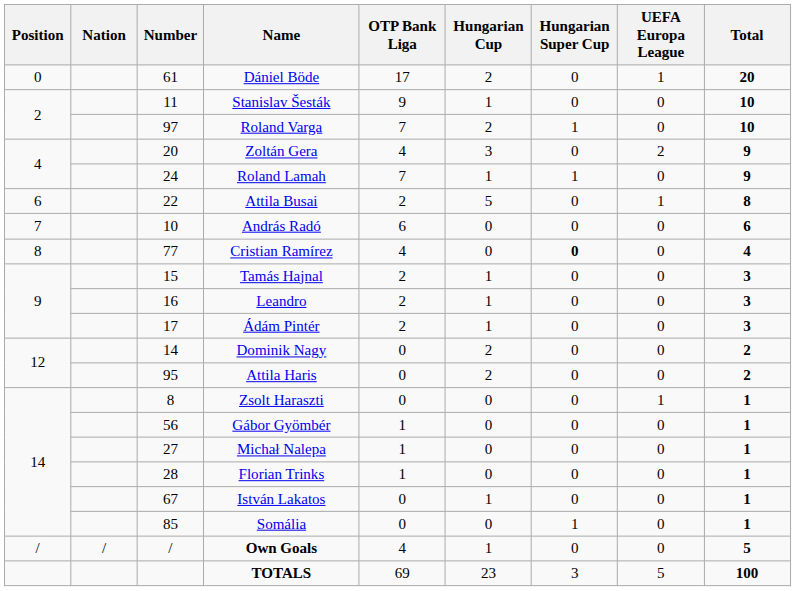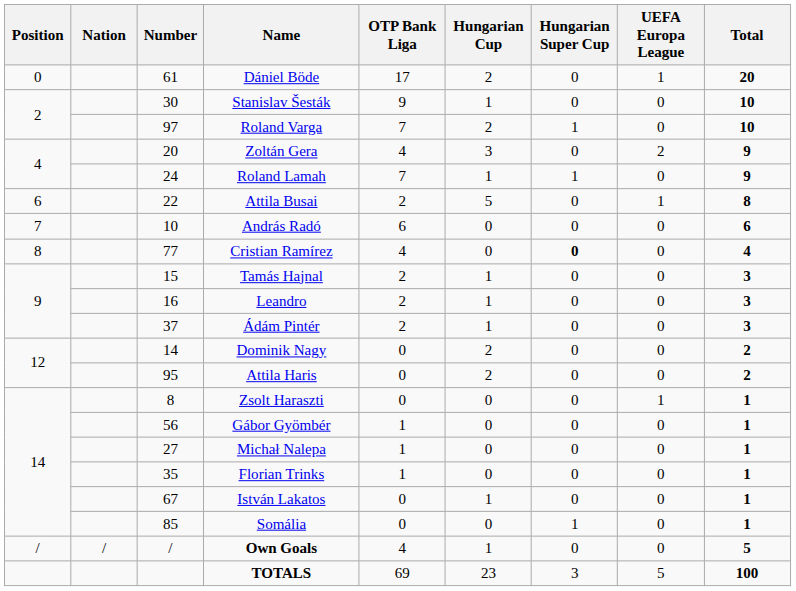(170, 102) 11 -> (170, 102) 30
(170, 325) 17 -> (170, 325) 37
(170, 474) 28 -> (170, 474) 35
